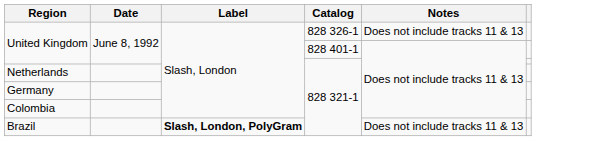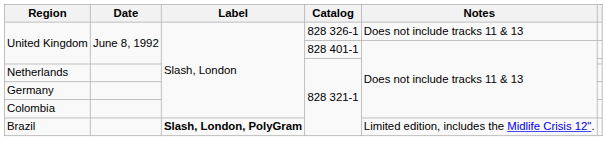(444, 126) Does not include tracks 11 & 13 -> (479, 126) Limited edition, includes the Midlife Crisis 12".
